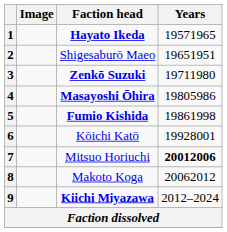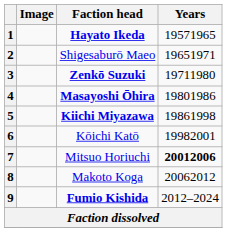(190, 55) 19651951 -> (190, 55) 19651971
(190, 95) 19805986 -> (190, 95) 19801986
(107, 116) Fumio Kishida -> (107, 116) Kiichi Miyazawa
(190, 136) 19928001 -> (190, 136) 19982001
(107, 197) Kiichi Miyazawa -> (107, 197) Fumio Kishida
